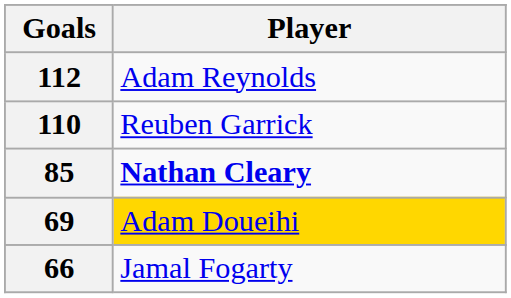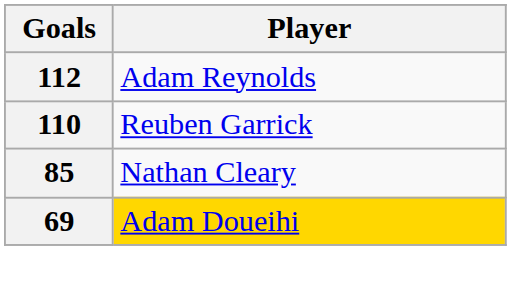(216, 172) bold -> (208, 172) normal
- row: (59, 268)
